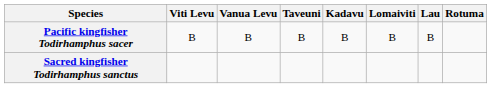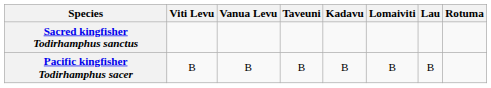rows swapped: (86, 37) <-> (86, 67)
